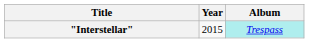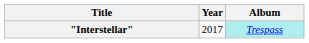(212, 29) 2015 -> (212, 29) 2017
